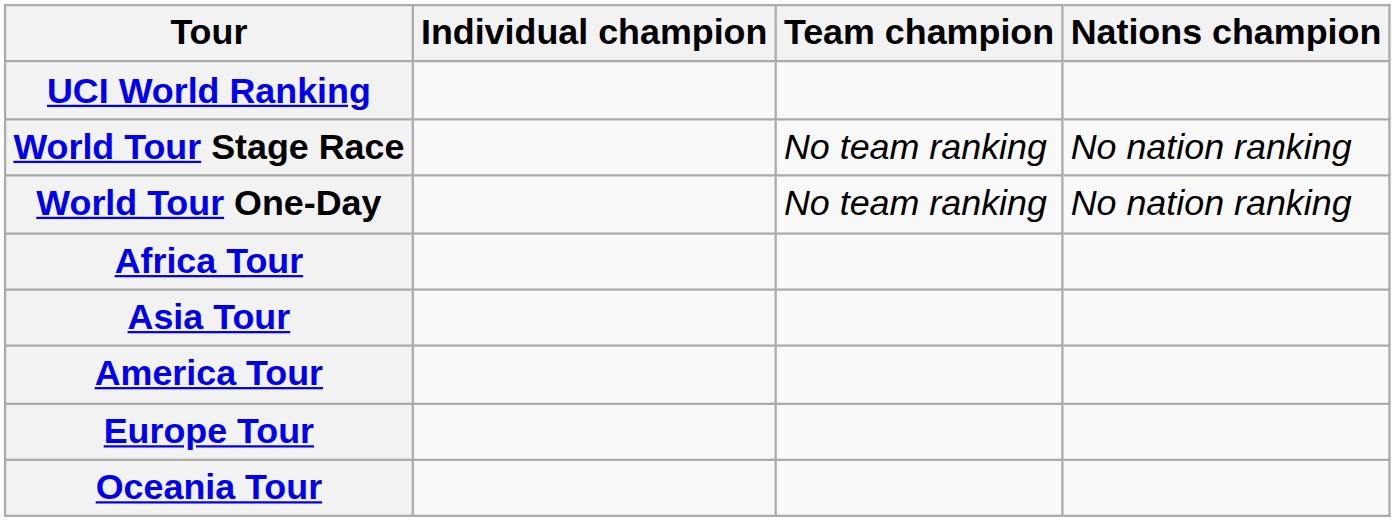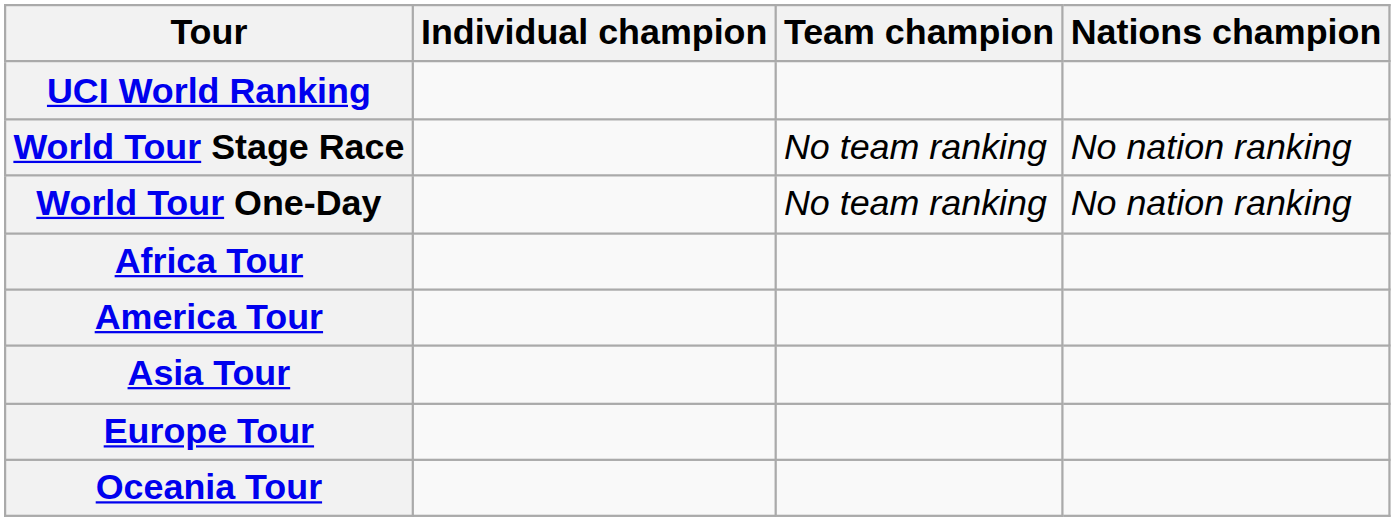rows swapped: (209, 373) <-> (209, 317)
